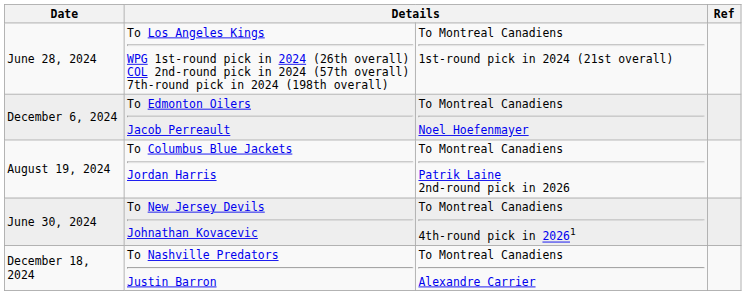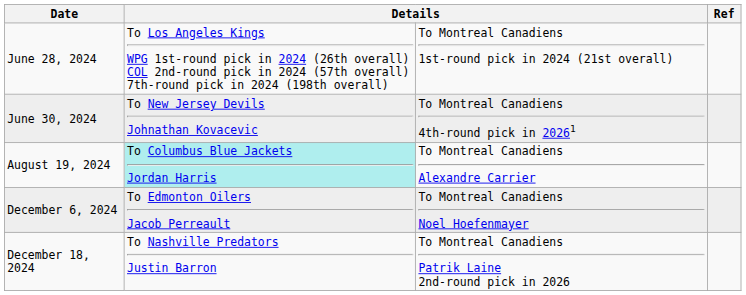rows swapped: (52, 222) <-> (62, 117)
(270, 162) no background -> (270, 165) paleturquoise background
(561, 169) To Montreal Canadiens Patrik Laine 2nd-round pick in 2026 -> (561, 165) To Montreal Canadiens Alexandre Carrier
(561, 268) To Montreal Canadiens Alexandre Carrier -> (561, 262) To Montreal Canadiens Patrik Laine 2nd-round pick in 2026
